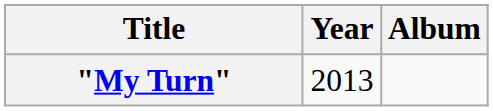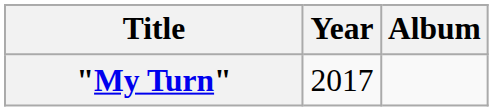(342, 79) 2013 -> (342, 79) 2017
